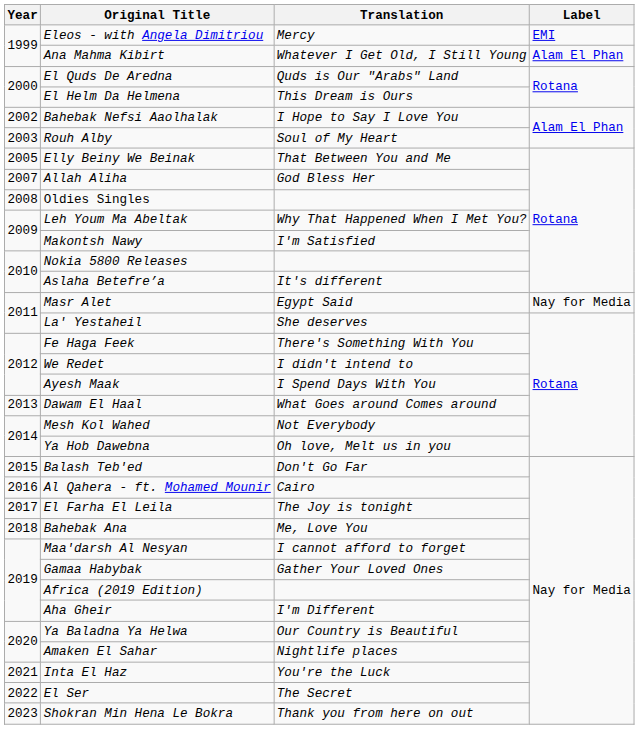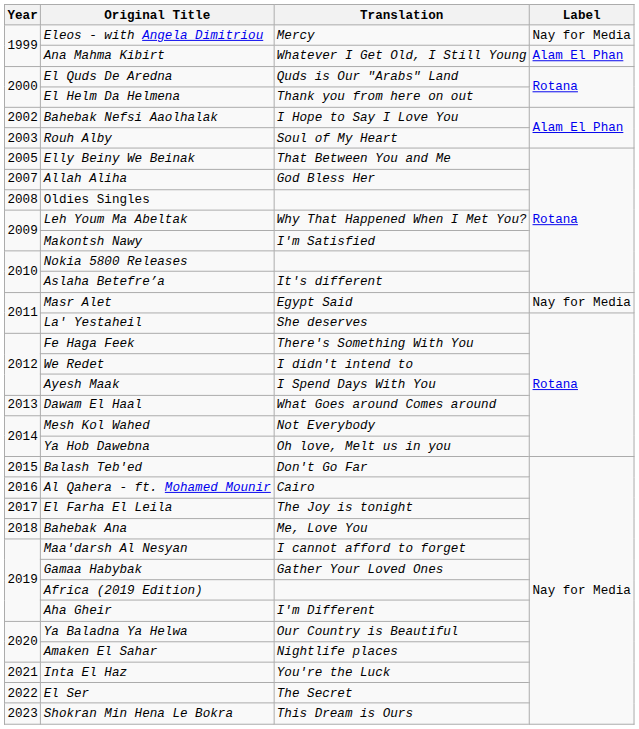(544, 35) EMI -> (582, 35) Nay for Media
(345, 97) This Dream is Ours -> (375, 97) Thank you from here on out
(375, 714) Thank you from here on out -> (345, 714) This Dream is Ours
